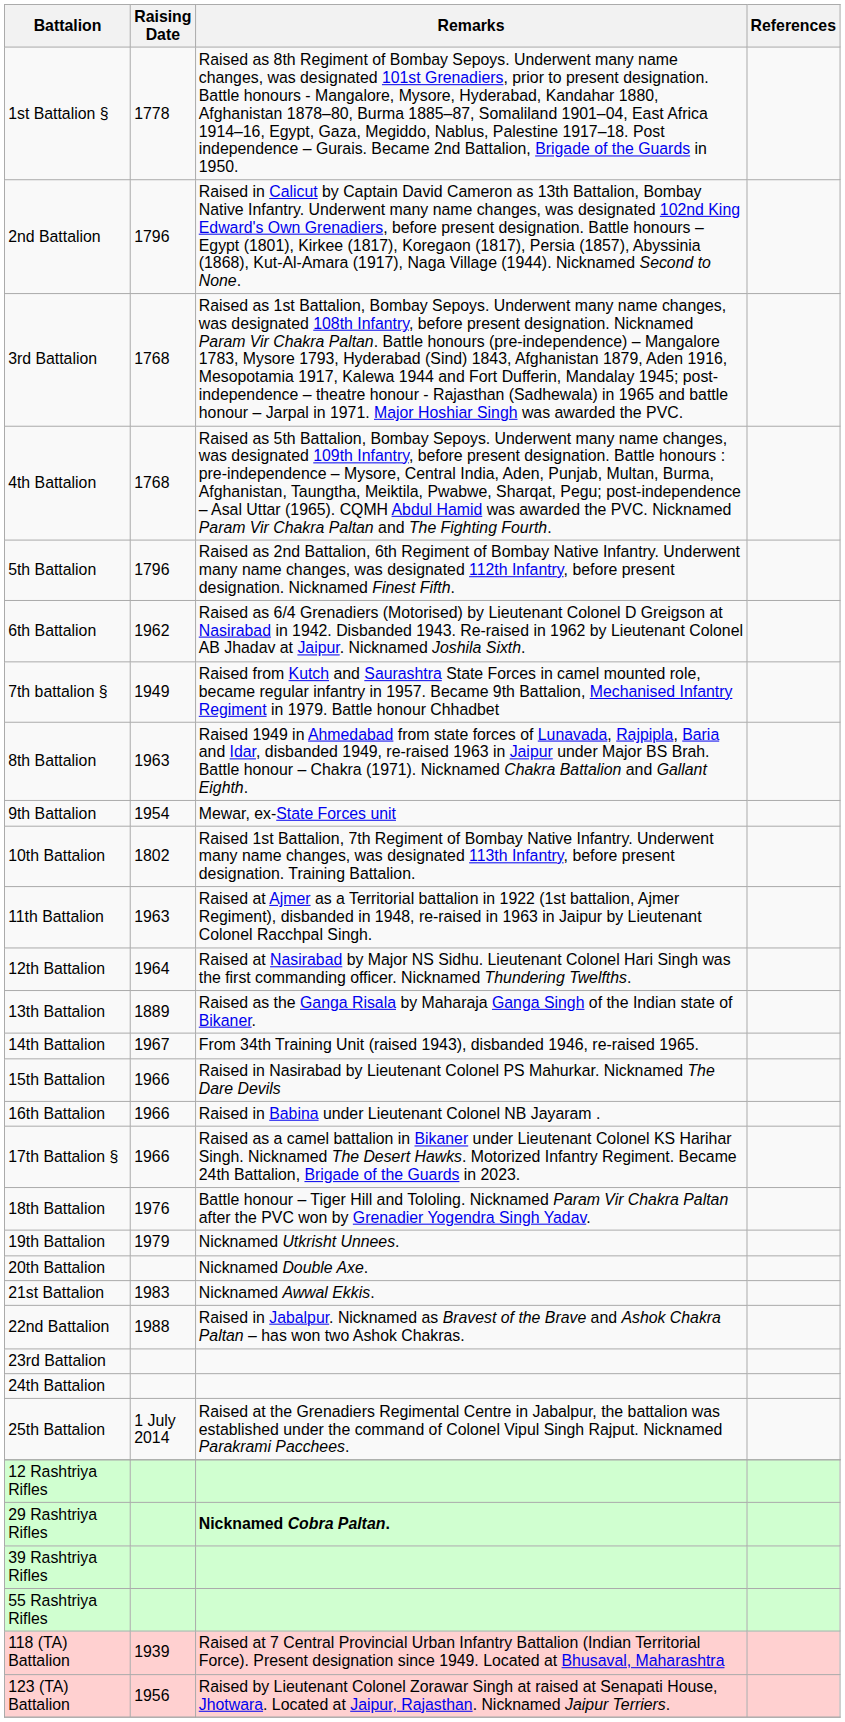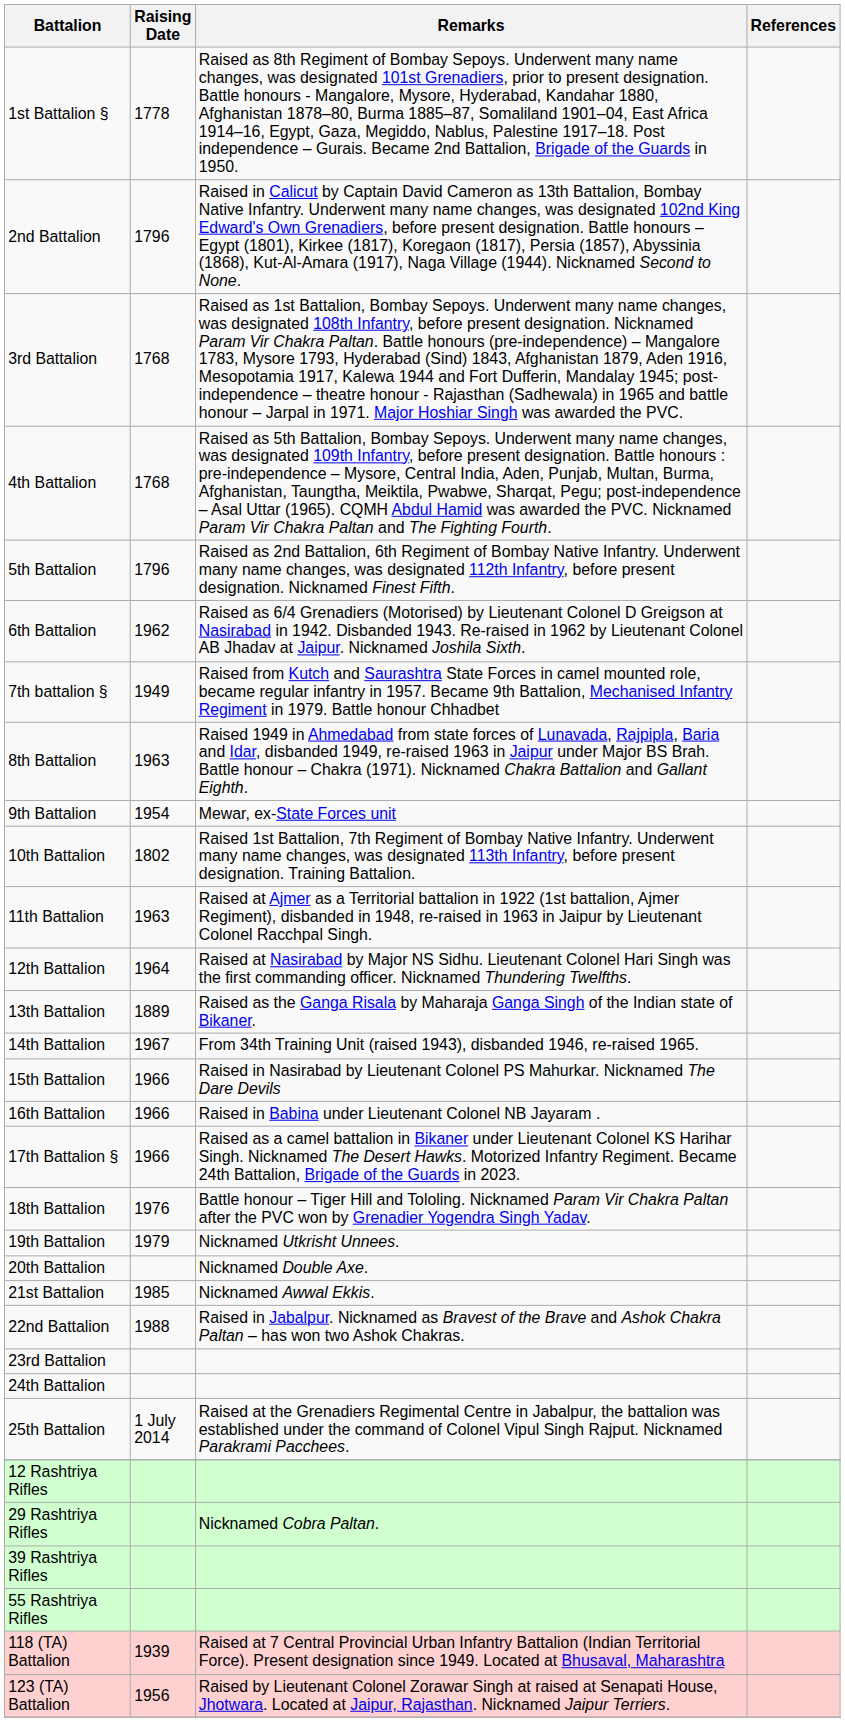(152, 1293) 1983 -> (152, 1293) 1985
(294, 1523) bold -> (289, 1523) normal
